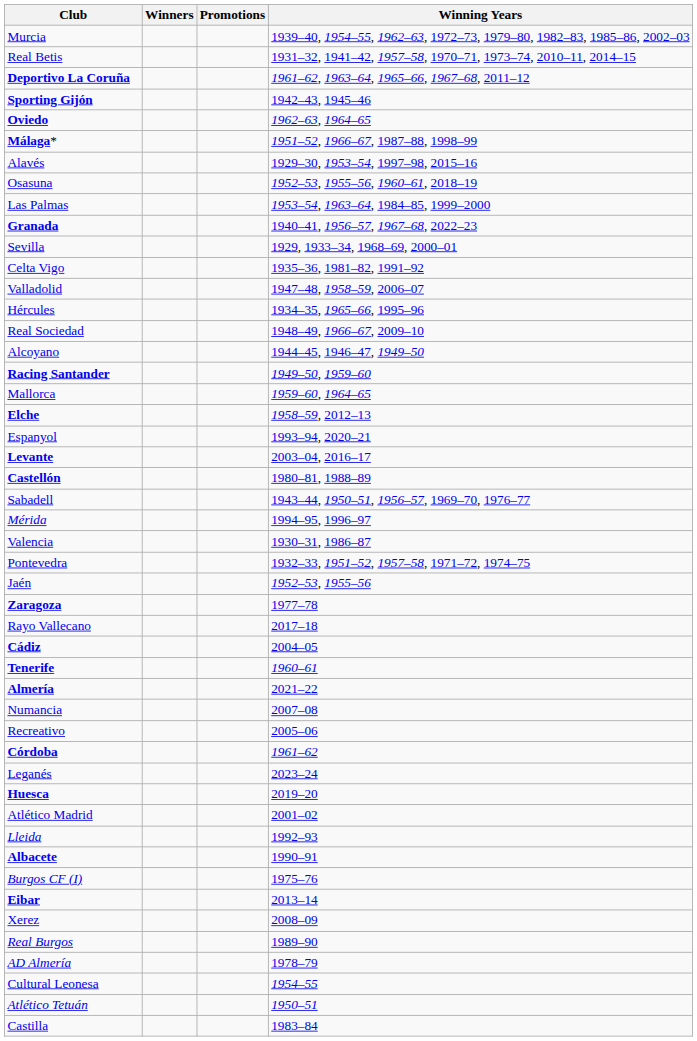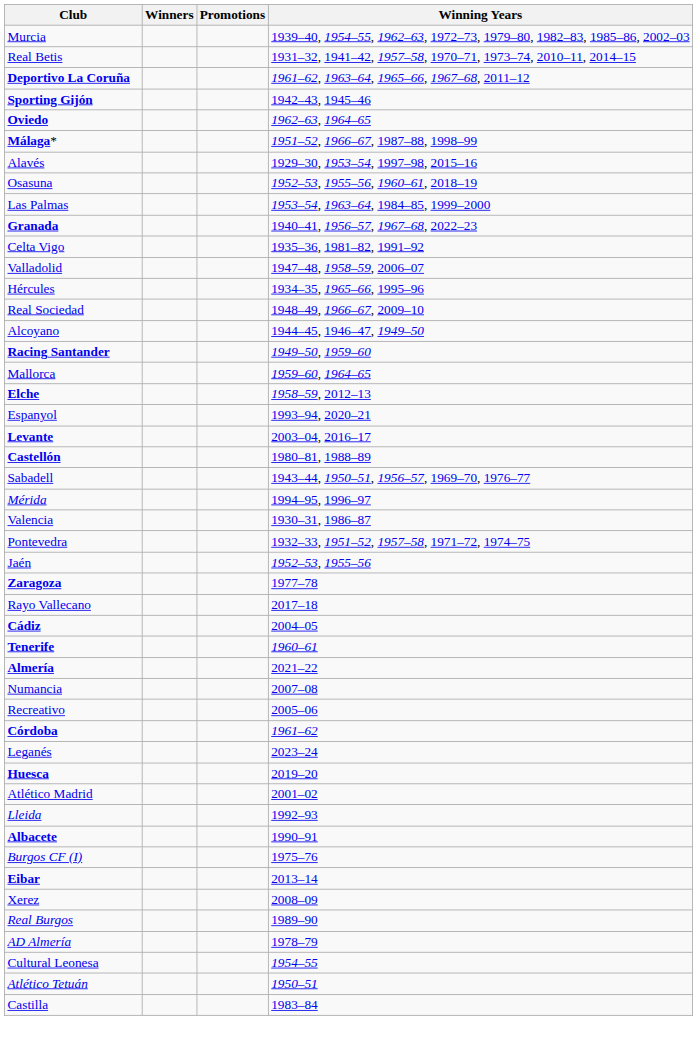- row: (26, 246)
